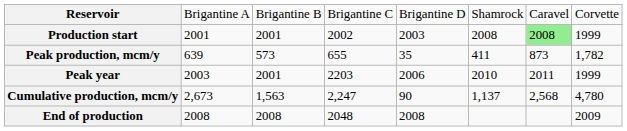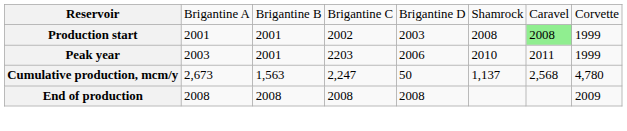- row: (93, 55)
(405, 95) 90 -> (405, 75) 50
(340, 116) 2048 -> (340, 95) 2008
